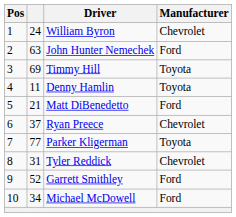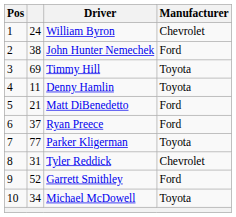(35, 50) 63 -> (35, 50) 38
(182, 123) Chevrolet -> (170, 123) Ford
(170, 197) Ford -> (175, 197) Toyota
